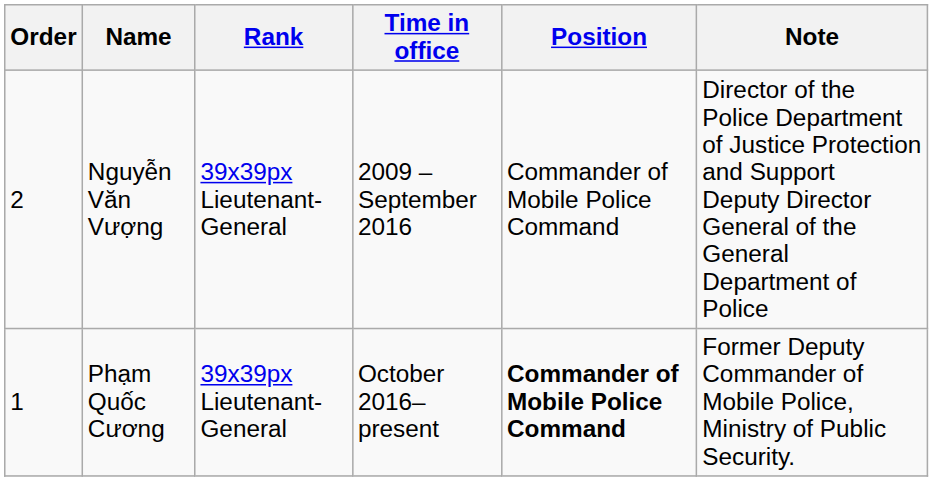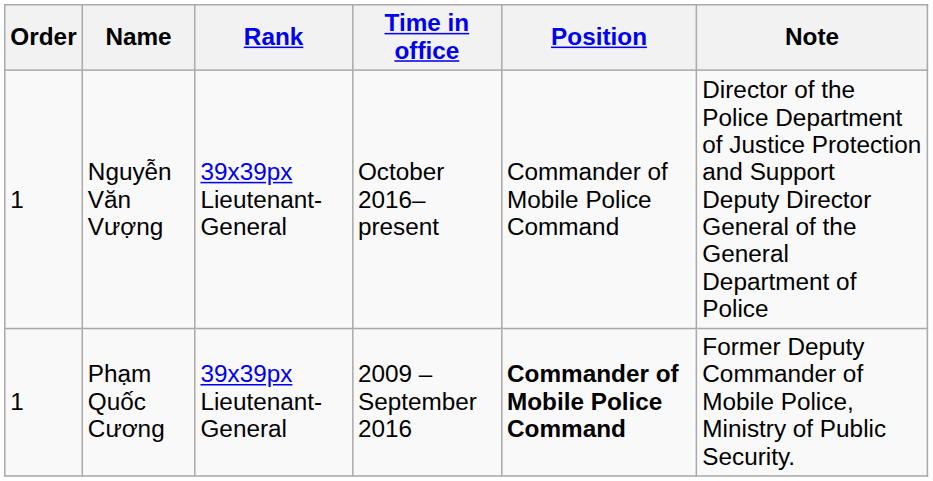(17, 199) 2 -> (17, 199) 1
(417, 199) 2009 – September 2016 -> (401, 199) October 2016–present
(401, 401) October 2016–present -> (417, 401) 2009 – September 2016
